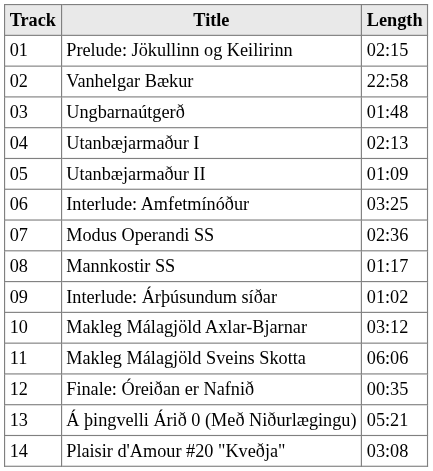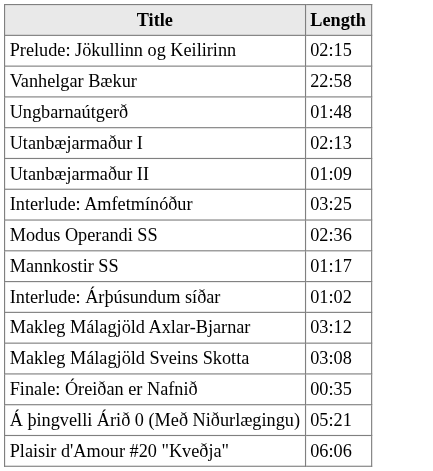- column: (33, 19)
(388, 358) 06:06 -> (331, 358) 03:08
(388, 450) 03:08 -> (331, 450) 06:06
